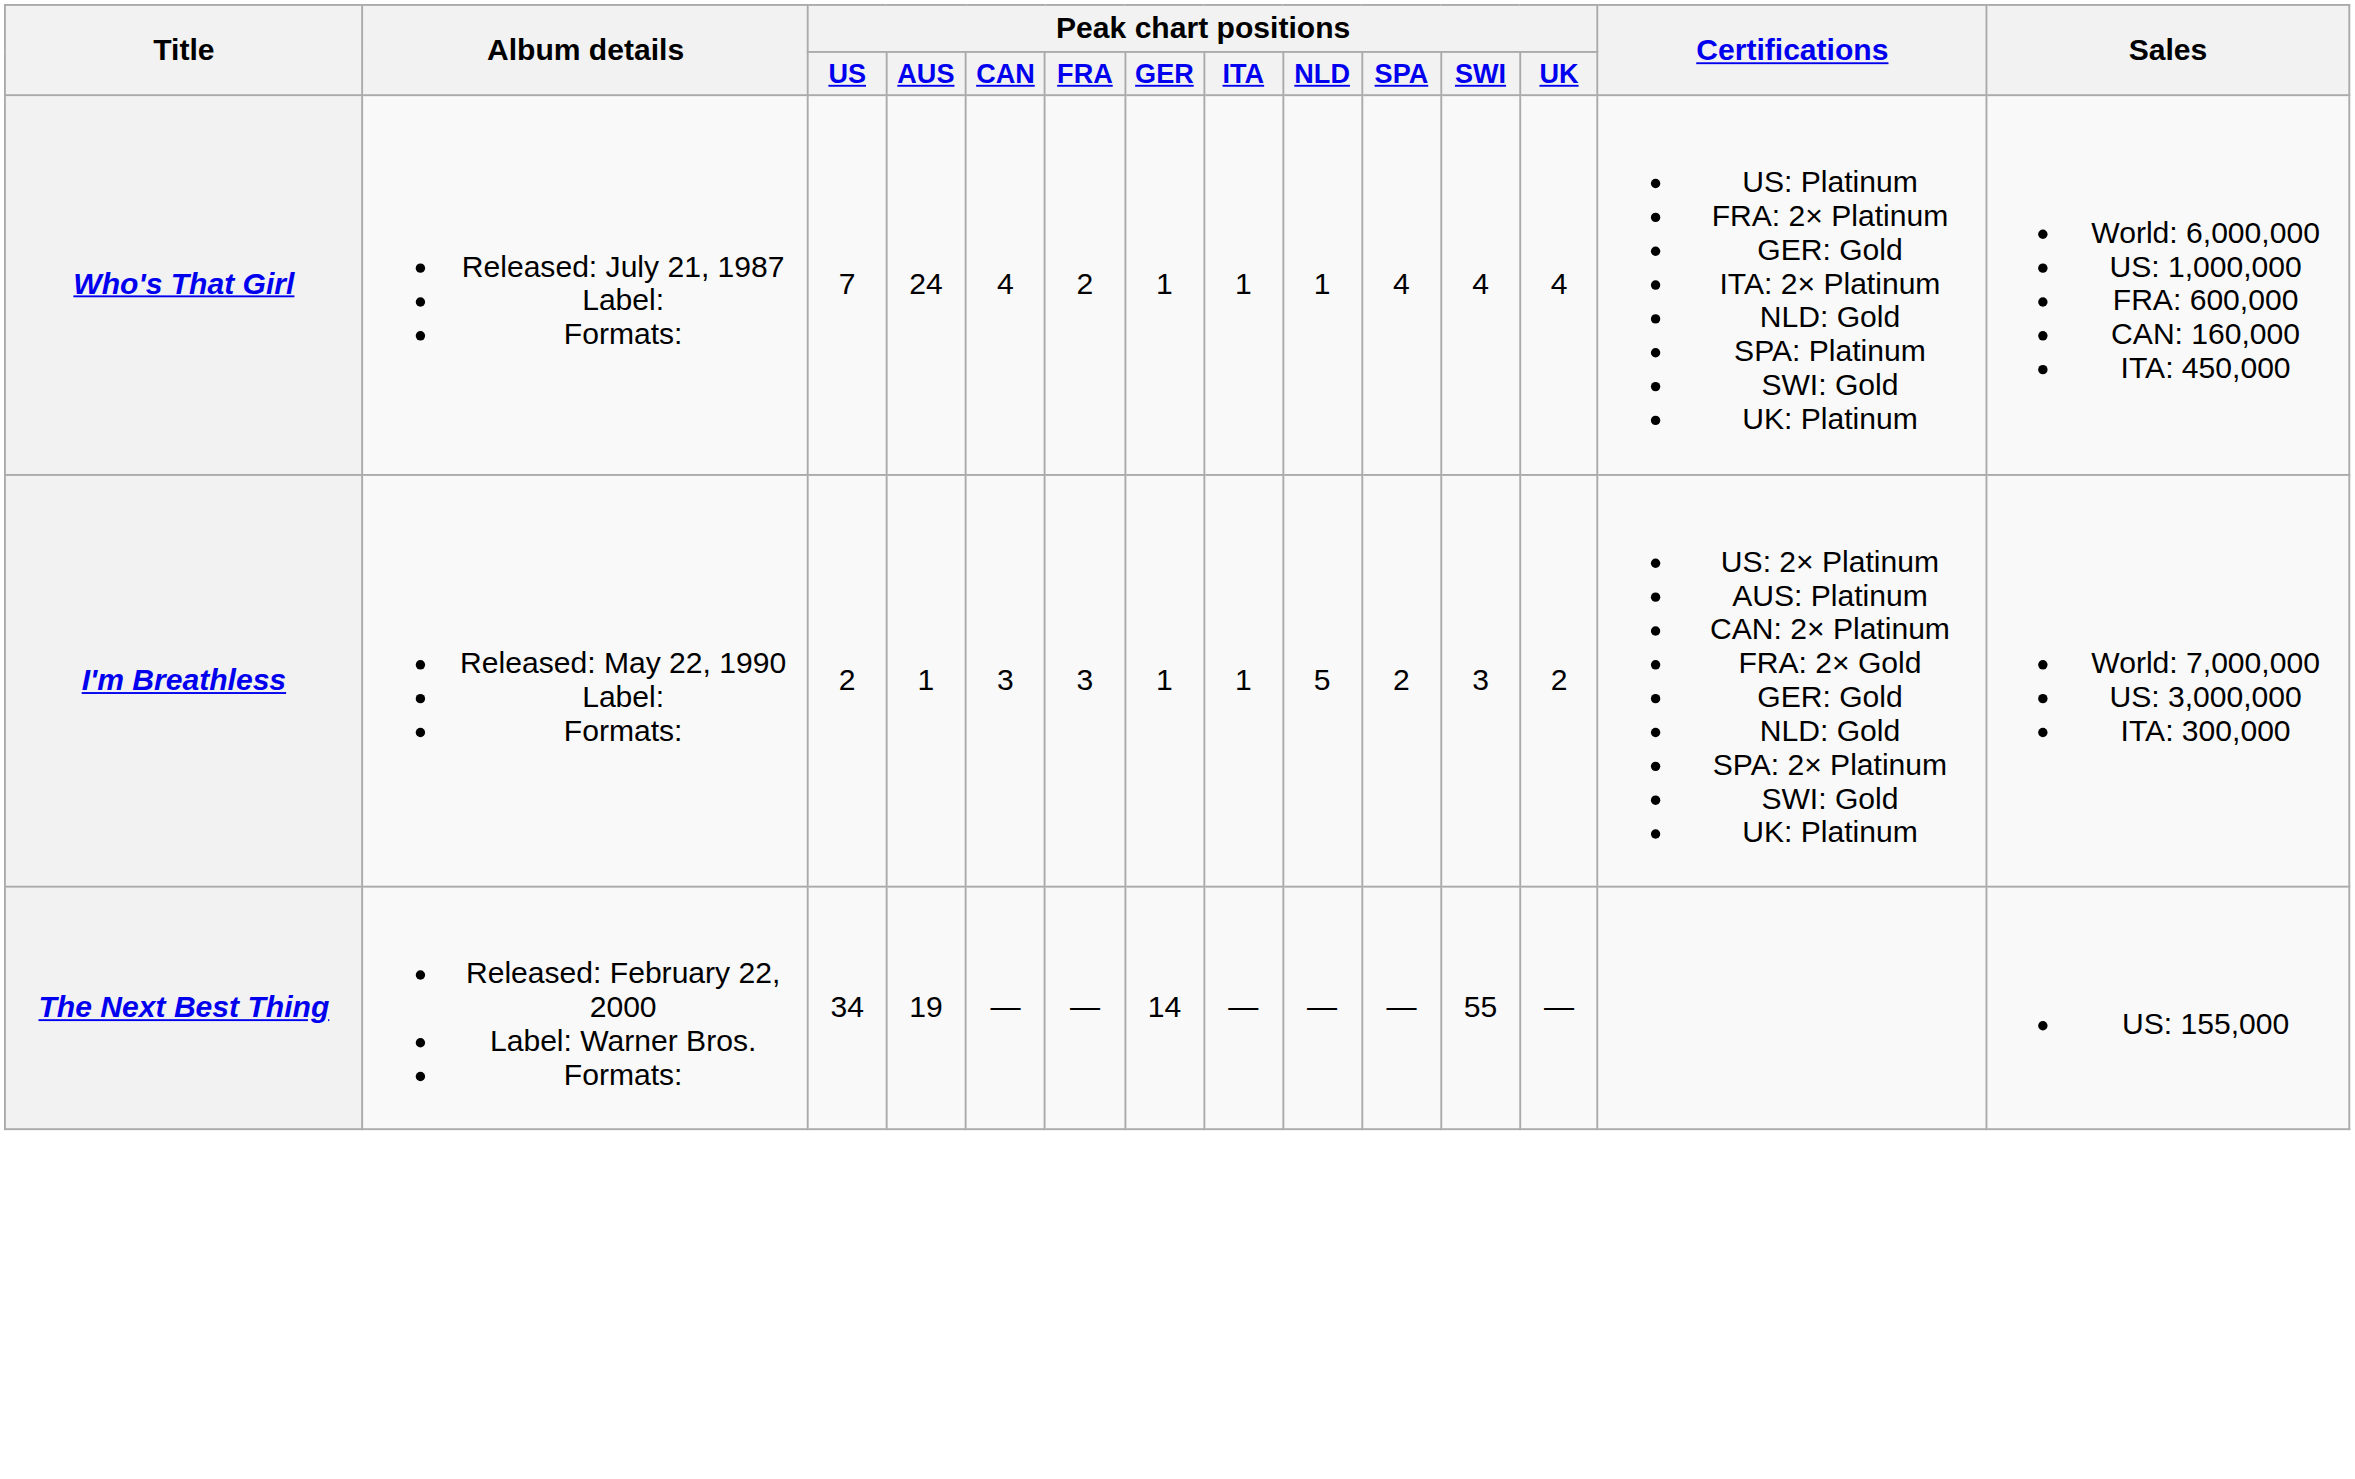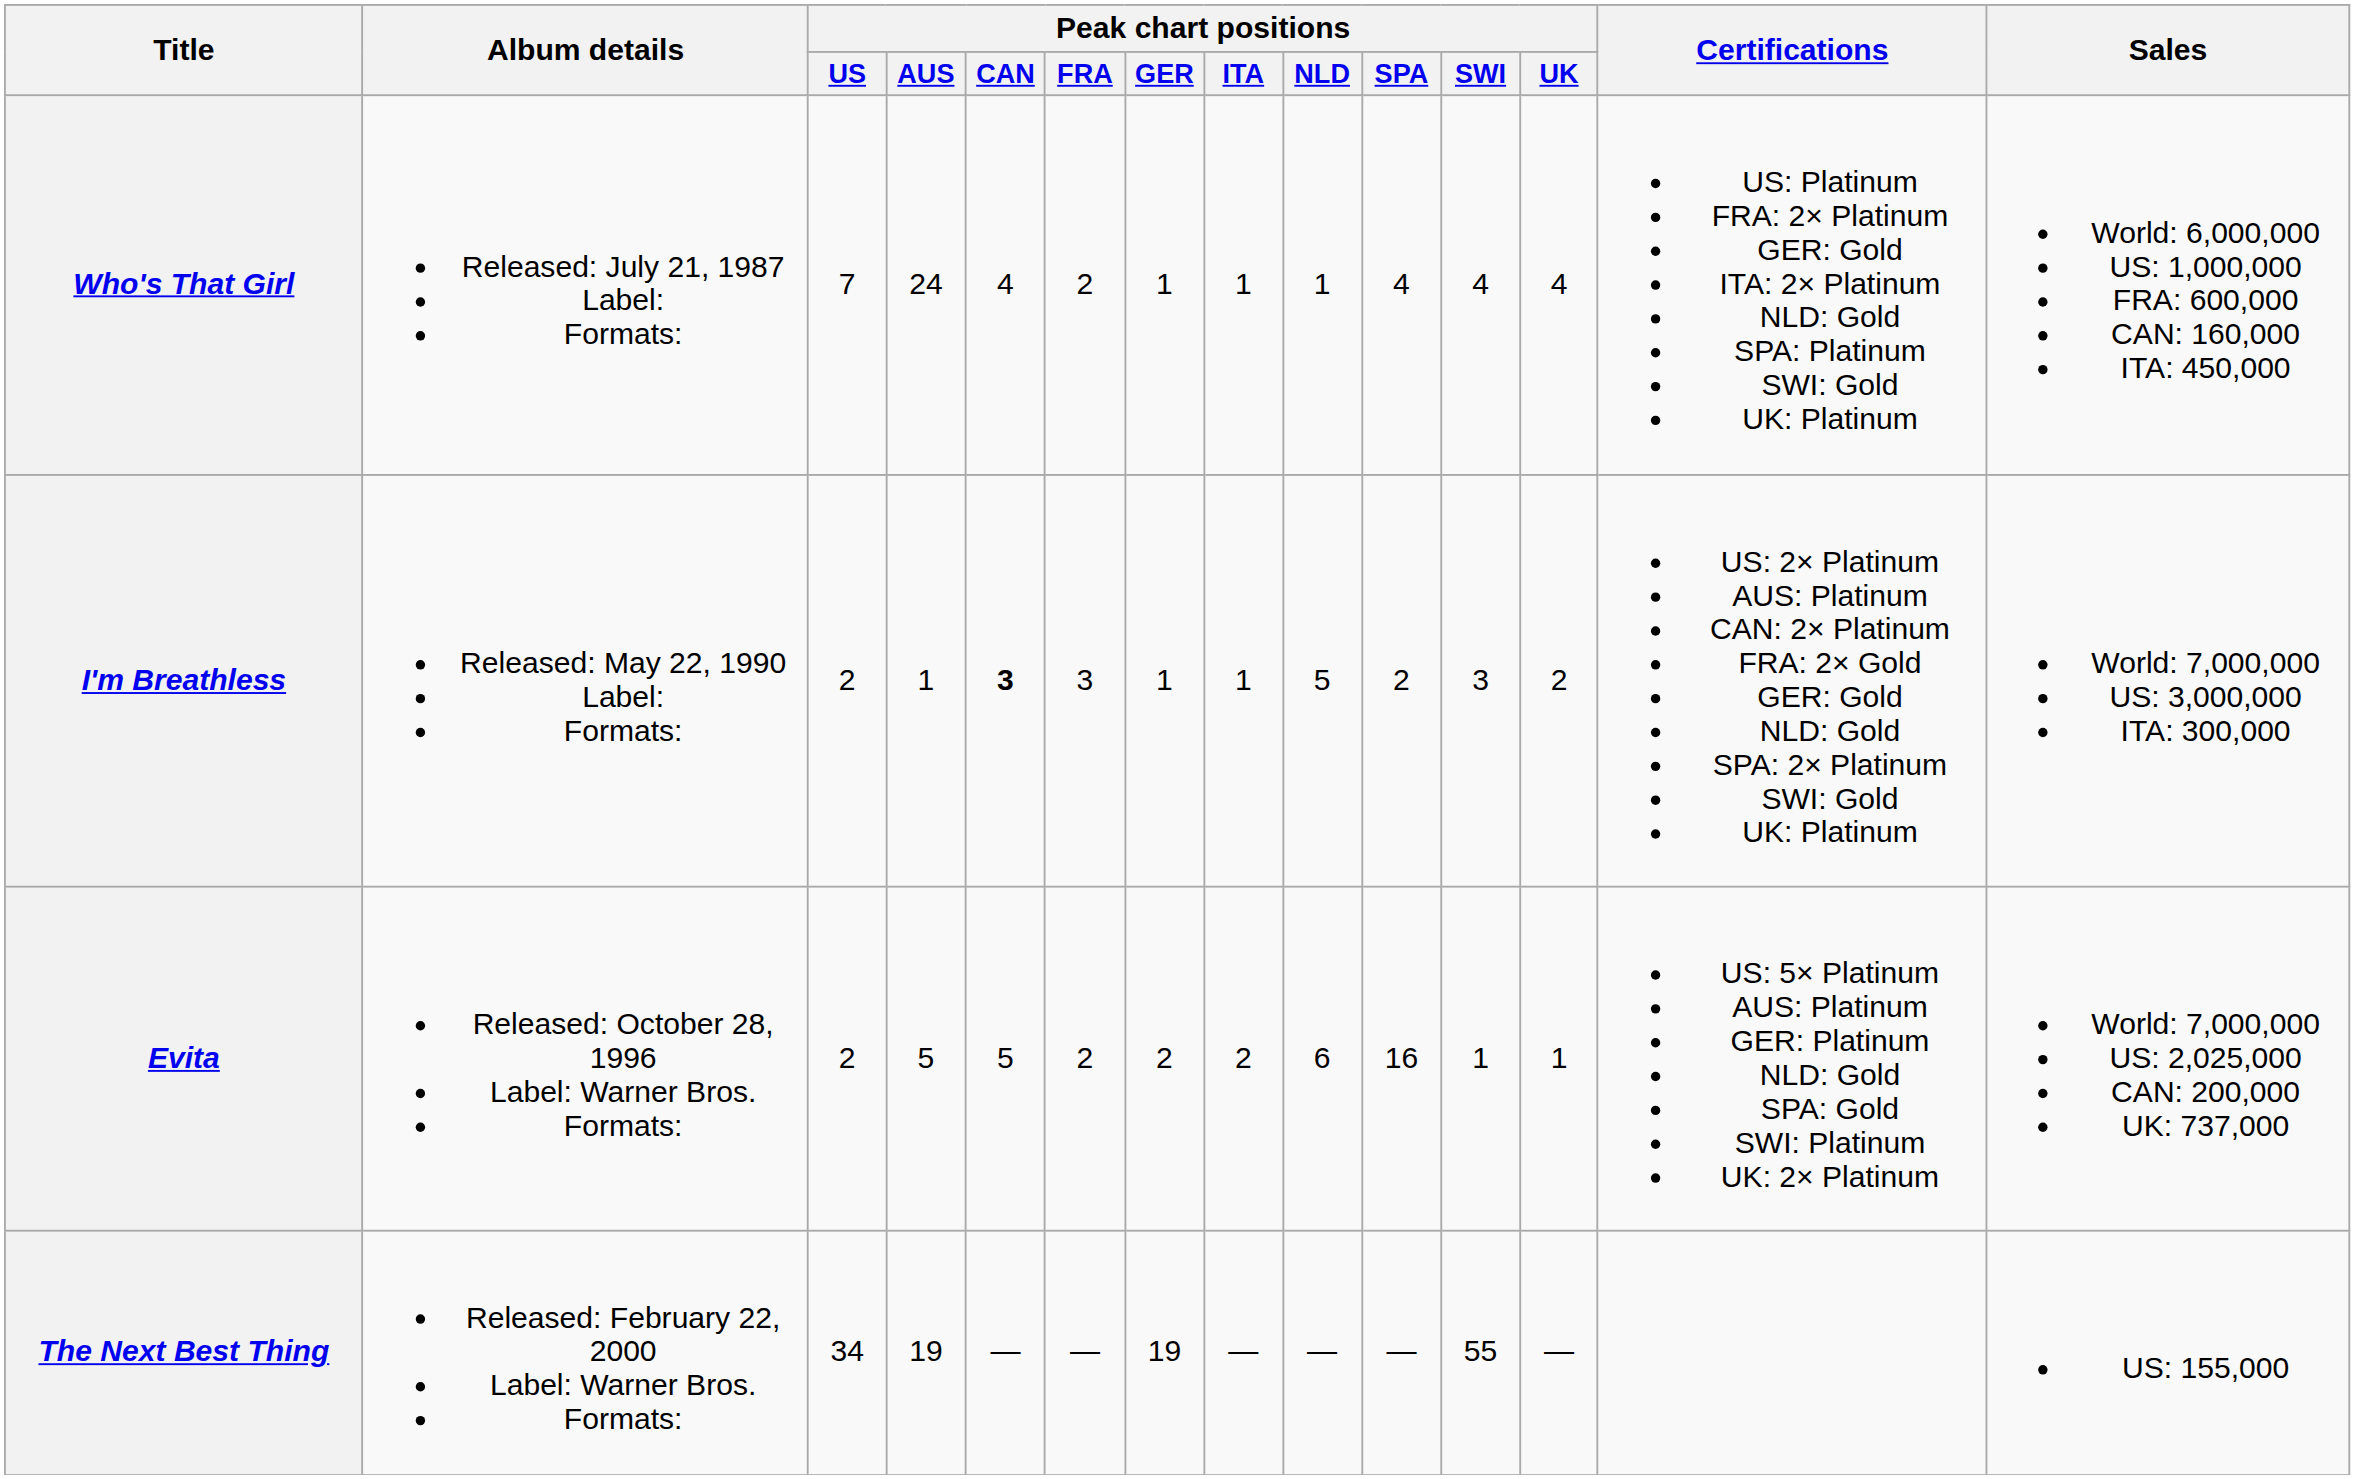(1005, 679) normal -> (1005, 679) bold
+ row: (184, 1058)
(1164, 1007) 14 -> (1164, 1352) 19
